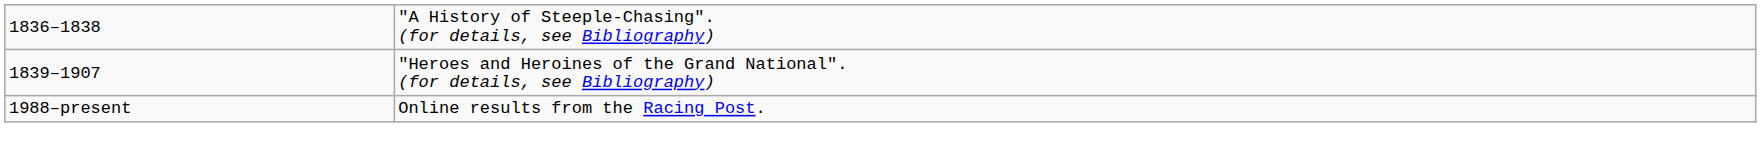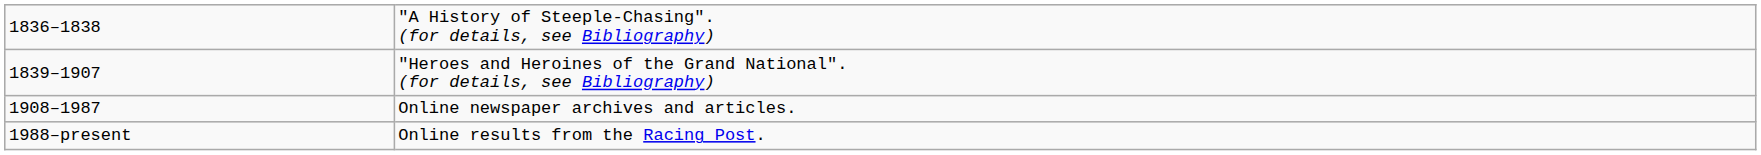+ row: (597, 109)
